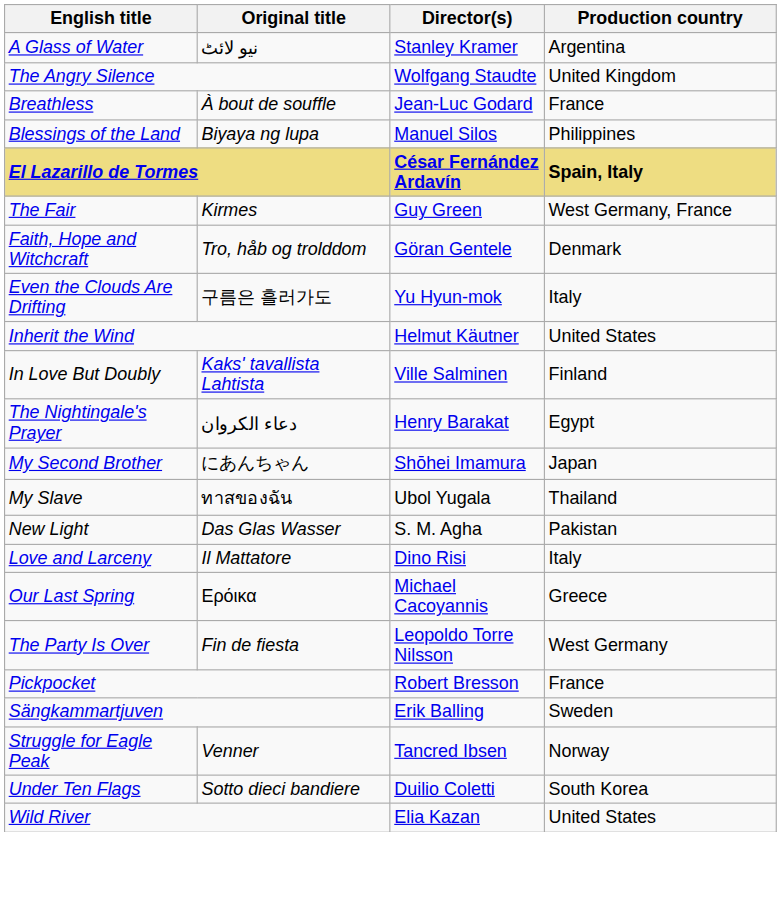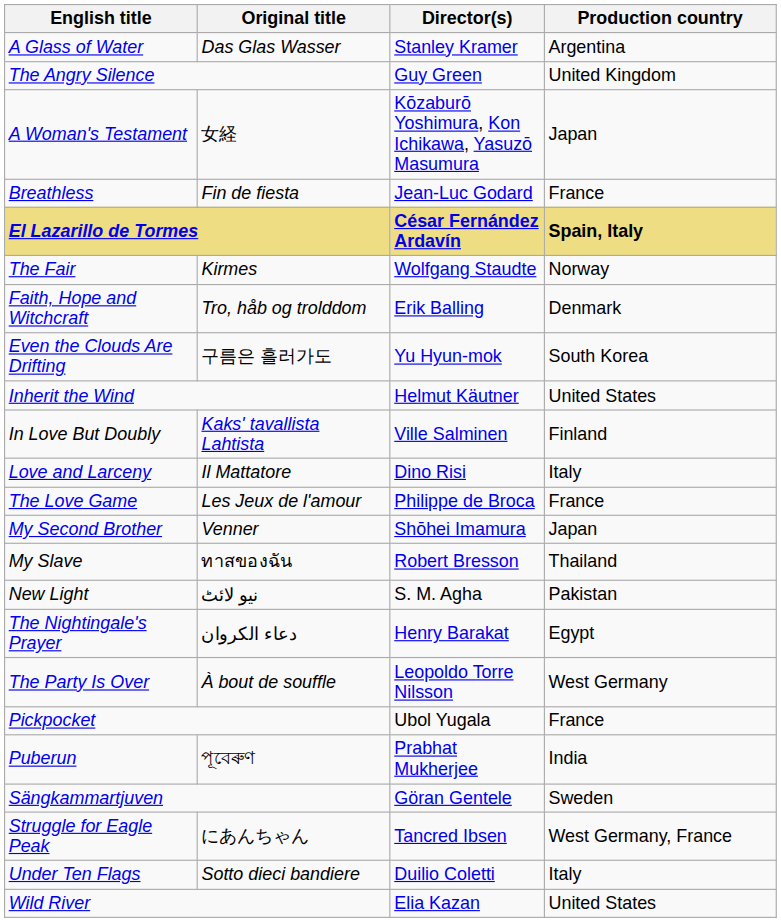(230, 48) نیو لائٹ -> (271, 47) Das Glas Wasser
(465, 76) Wolfgang Staudte -> (438, 75) Guy Green
+ row: (98, 134)
(269, 105) À bout de souffle -> (250, 192) Fin de fiesta
- row: (94, 133)
(438, 210) Guy Green -> (465, 269) Wolfgang Staudte
(640, 210) West Germany, France -> (579, 269) Norway
(453, 249) Göran Gentele -> (439, 308) Erik Balling
(565, 297) Italy -> (598, 356) South Korea
rows swapped: (80, 558) <-> (78, 423)
+ row: (73, 500)
(255, 462) にあんちゃん -> (230, 529) Venner
(442, 497) Ubol Yugala -> (457, 561) Robert Bresson
(271, 529) Das Glas Wasser -> (230, 595) نیو لائٹ
- row: (71, 596)
(250, 645) Fin de fiesta -> (269, 682) À bout de souffle
(457, 683) Robert Bresson -> (442, 720) Ubol Yugala
+ row: (43, 759)
(439, 712) Erik Balling -> (453, 797) Göran Gentele
(230, 750) Venner -> (255, 835) にあんちゃん
(579, 750) Norway -> (640, 836) West Germany, France
(598, 789) South Korea -> (565, 874) Italy
